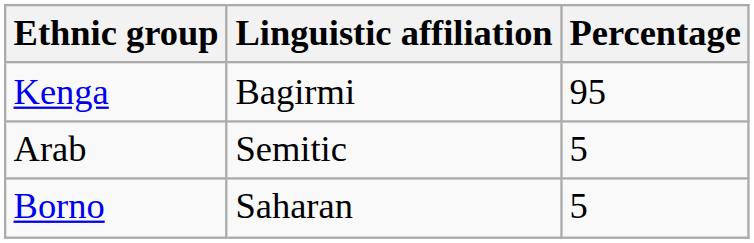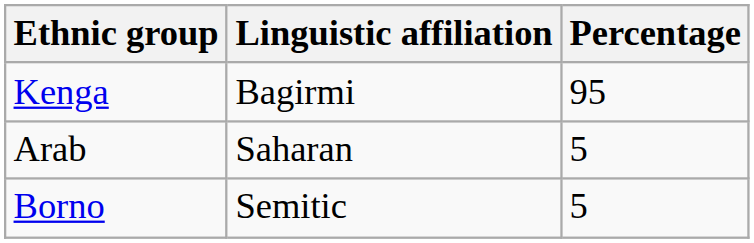(291, 149) Semitic -> (294, 149) Saharan
(294, 206) Saharan -> (291, 206) Semitic
